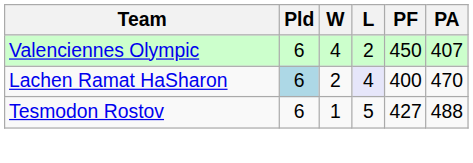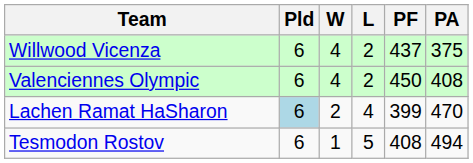+ row: (85, 50)
(447, 50) 407 -> (447, 81) 408
(368, 81) lavender background -> (368, 111) no background
(406, 81) 400 -> (406, 111) 399
(406, 111) 427 -> (406, 142) 408
(447, 111) 488 -> (447, 142) 494
